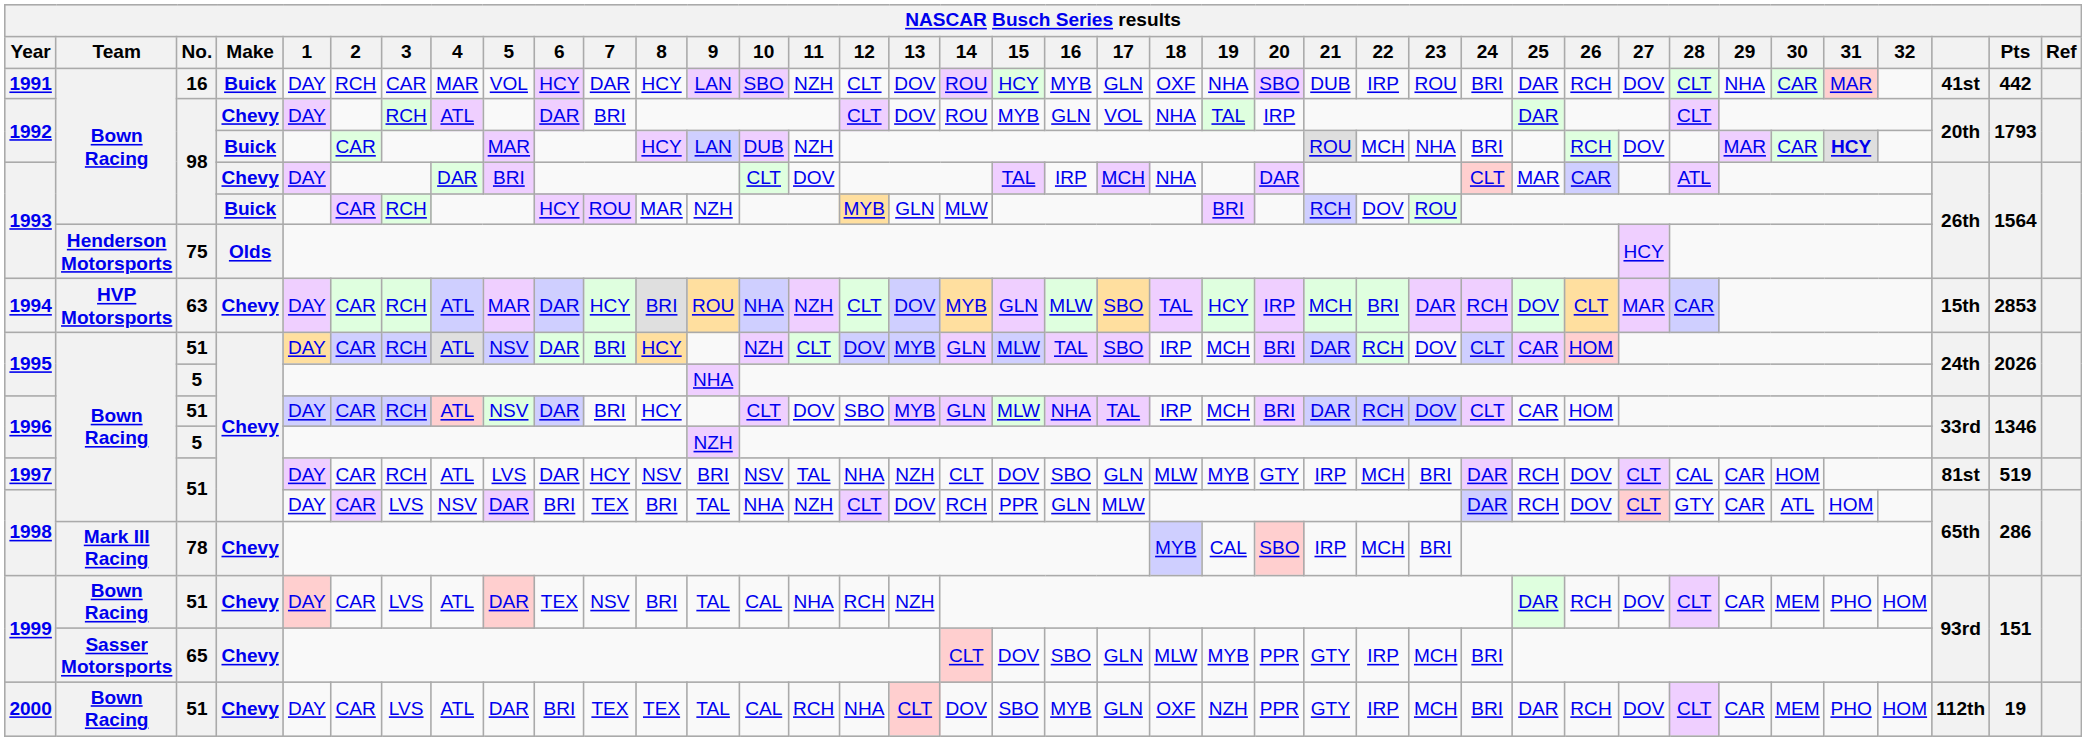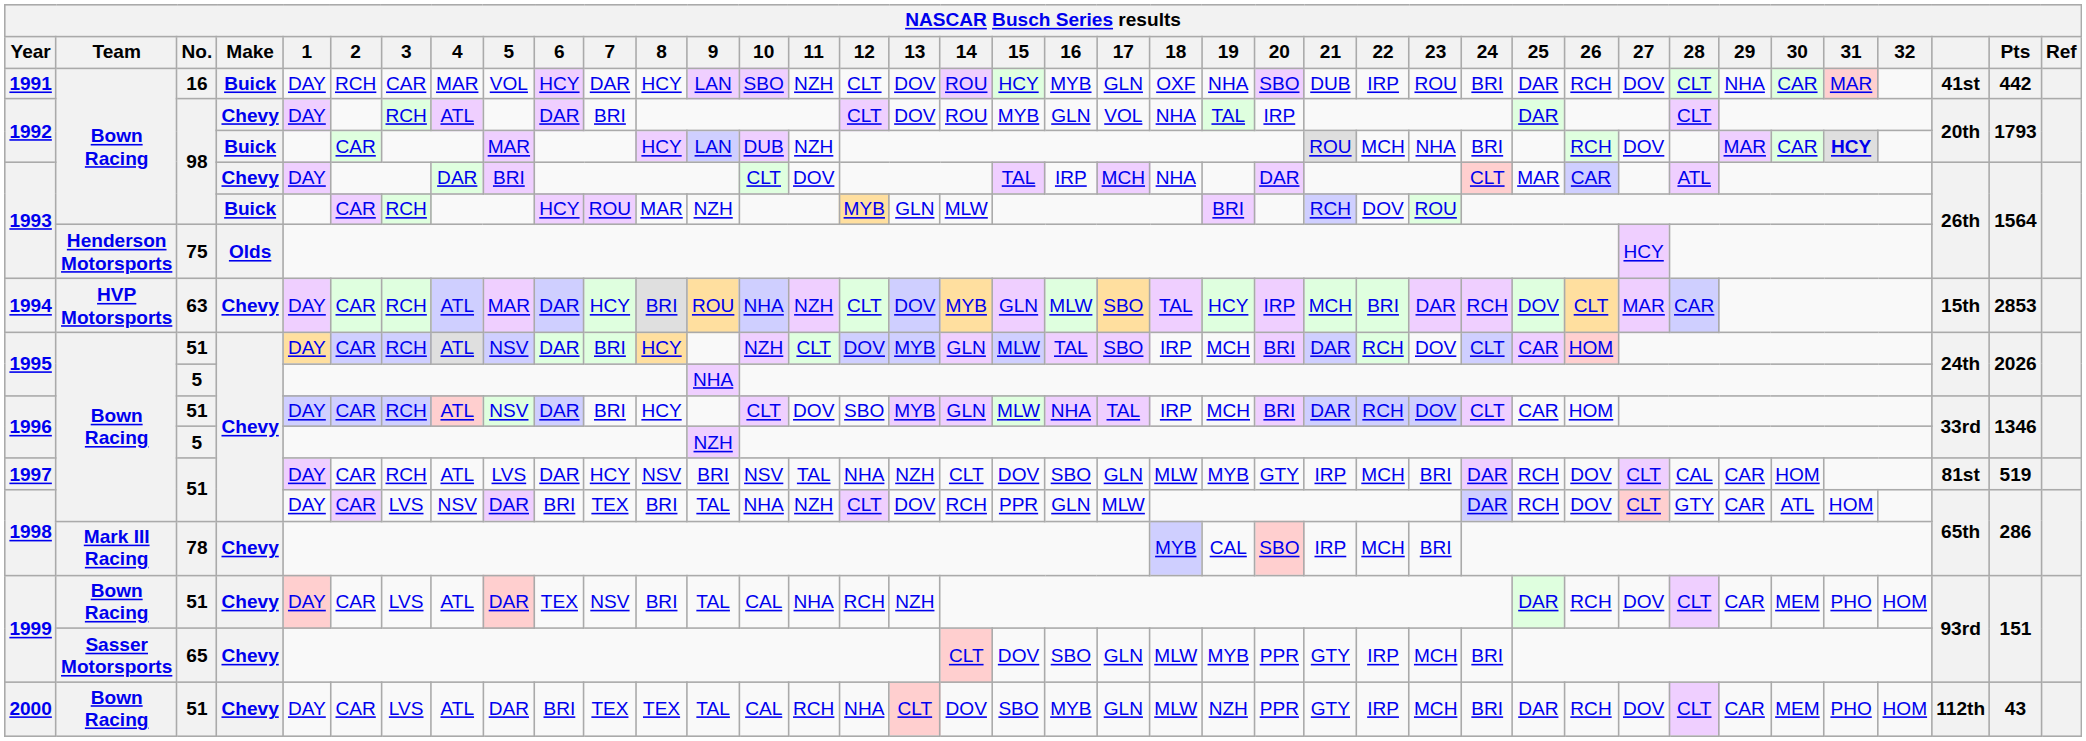(1176, 709) OXF -> (1176, 709) MLW
(2015, 709) 19 -> (2015, 709) 43
